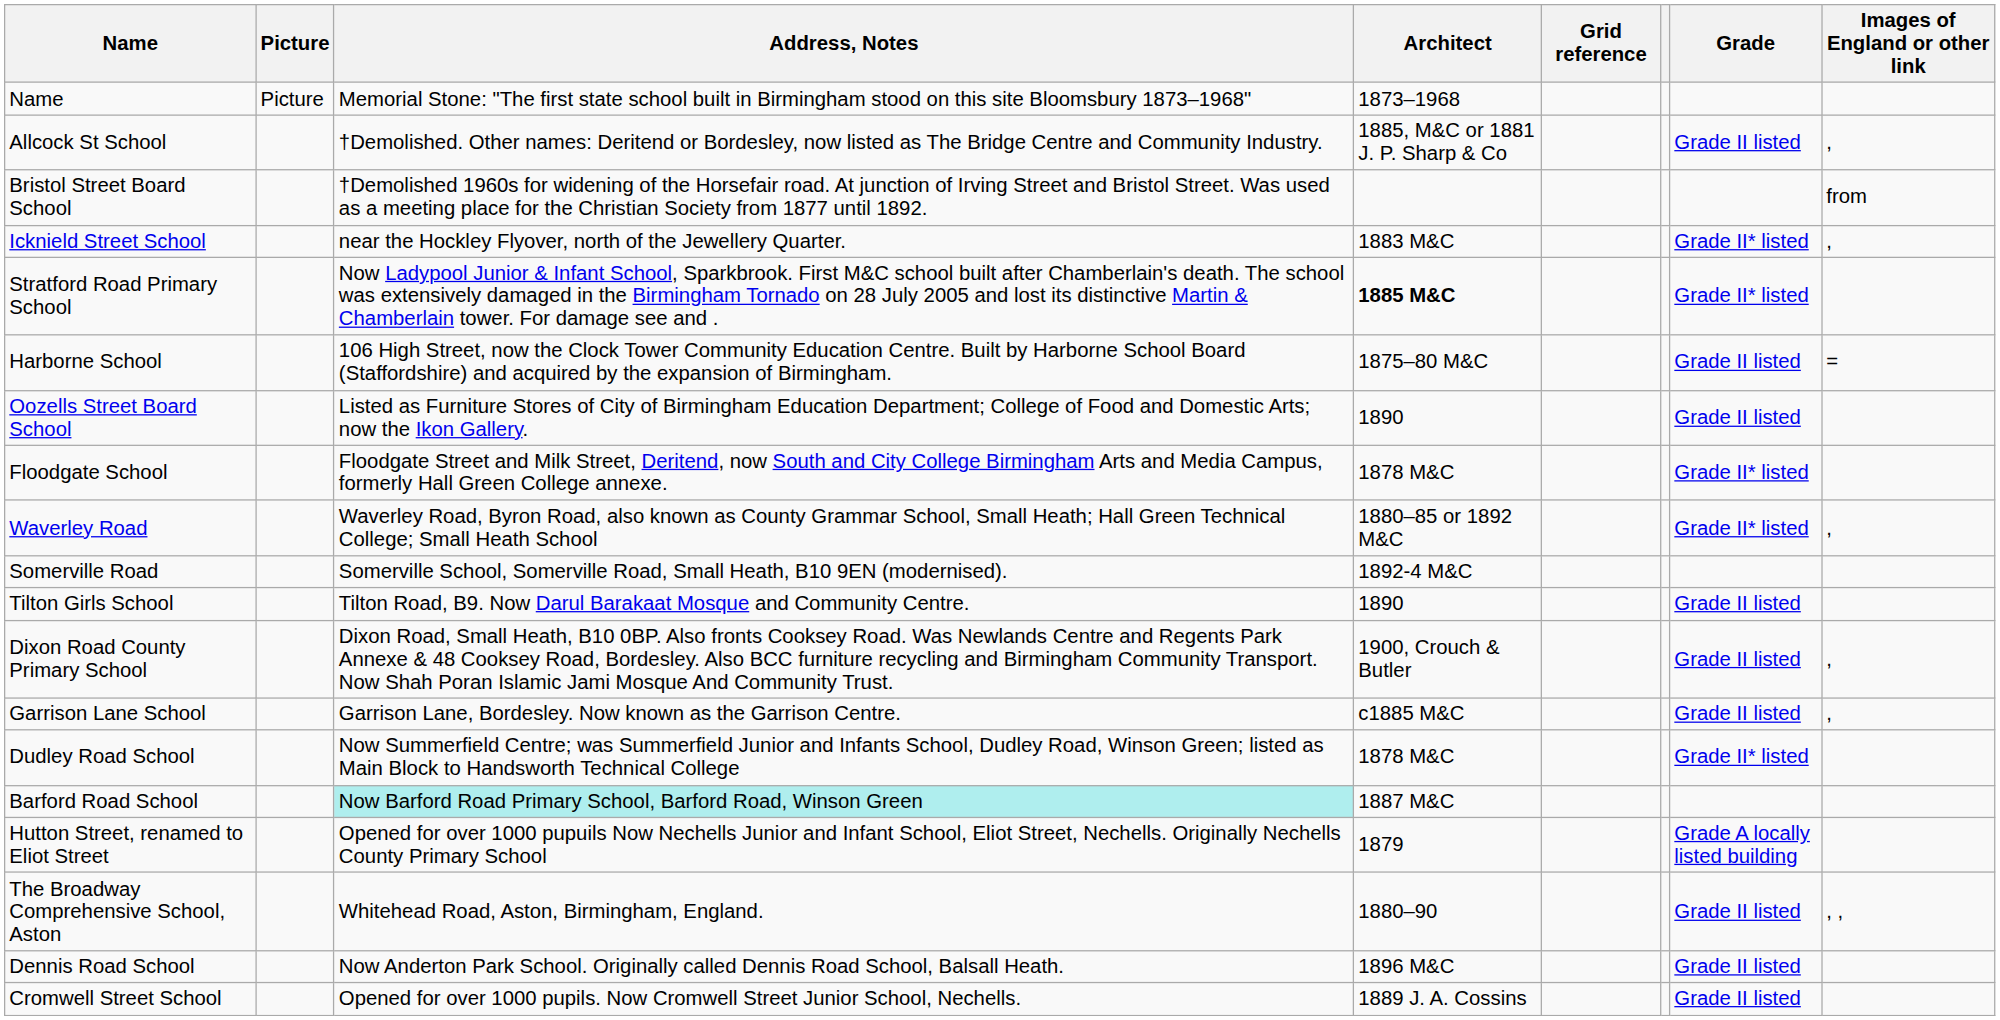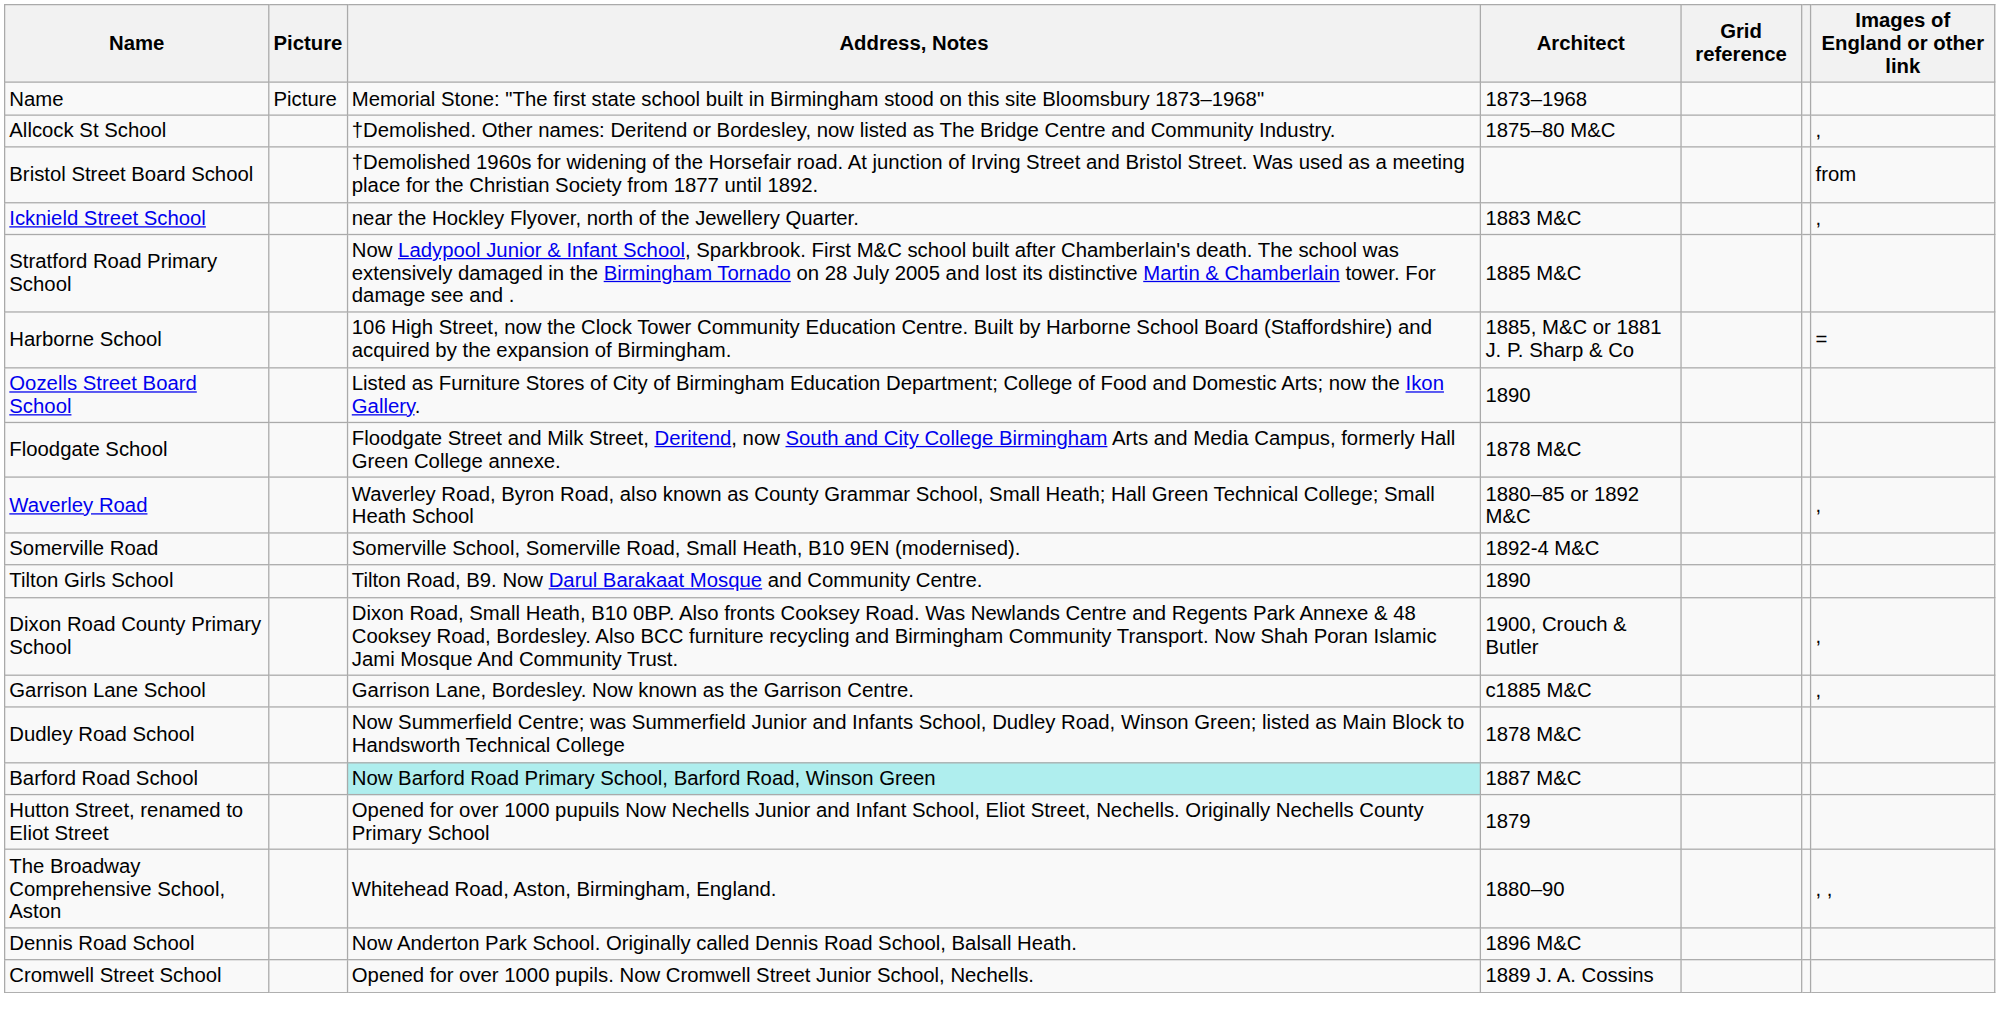- column: (1746, 43)
(1446, 142) 1885, M&C or 1881 J. P. Sharp & Co -> (1550, 130) 1875–80 M&C
(1407, 296) bold -> (1533, 273) normal
(1423, 362) 1875–80 M&C -> (1574, 339) 1885, M&C or 1881 J. P. Sharp & Co
